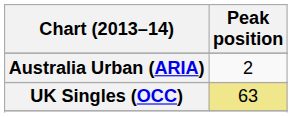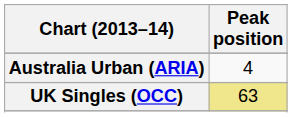(248, 67) 2 -> (248, 67) 4
